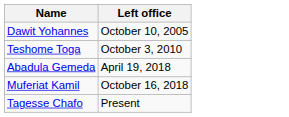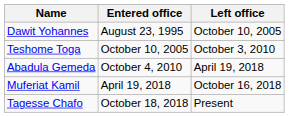+ column: (145, 13)
